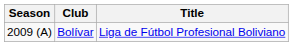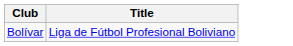- column: (29, 13)
